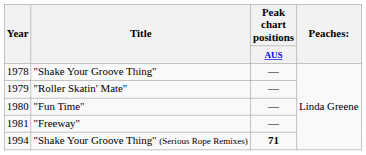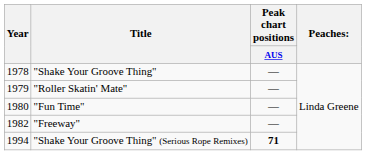(18, 123) 1981 -> (18, 123) 1982
